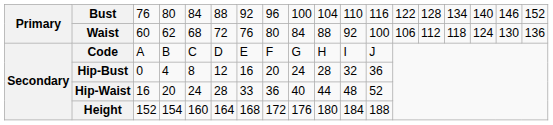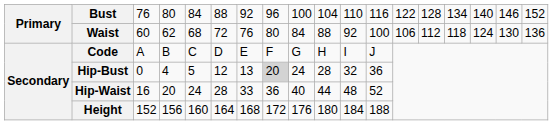(191, 71) 8 -> (191, 71) 5
(247, 71) 16 -> (247, 71) 13
(272, 71) no background -> (272, 71) lightgrey background
(172, 110) 154 -> (172, 110) 156
